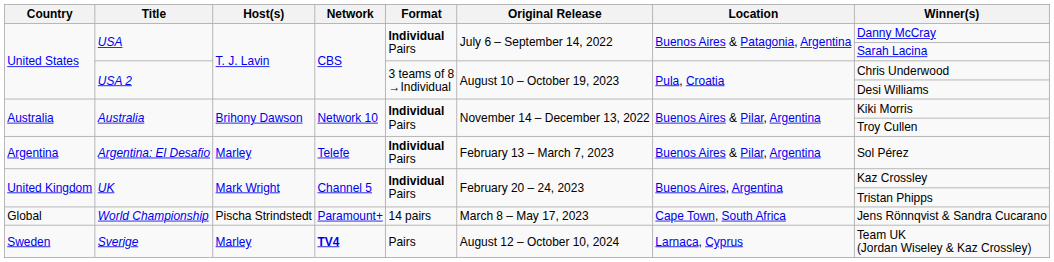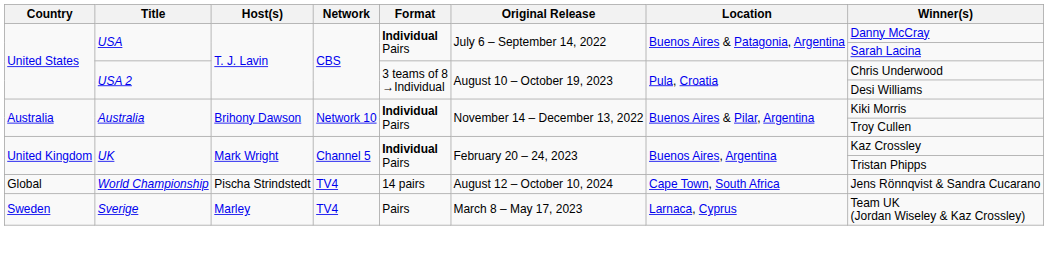- row: (33, 153)
(350, 216) Paramount+ -> (327, 184) TV4
(524, 216) March 8 – May 17, 2023 -> (533, 184) August 12 – October 10, 2024
(328, 242) bold -> (327, 210) normal
(540, 242) August 12 – October 10, 2024 -> (518, 210) March 8 – May 17, 2023
